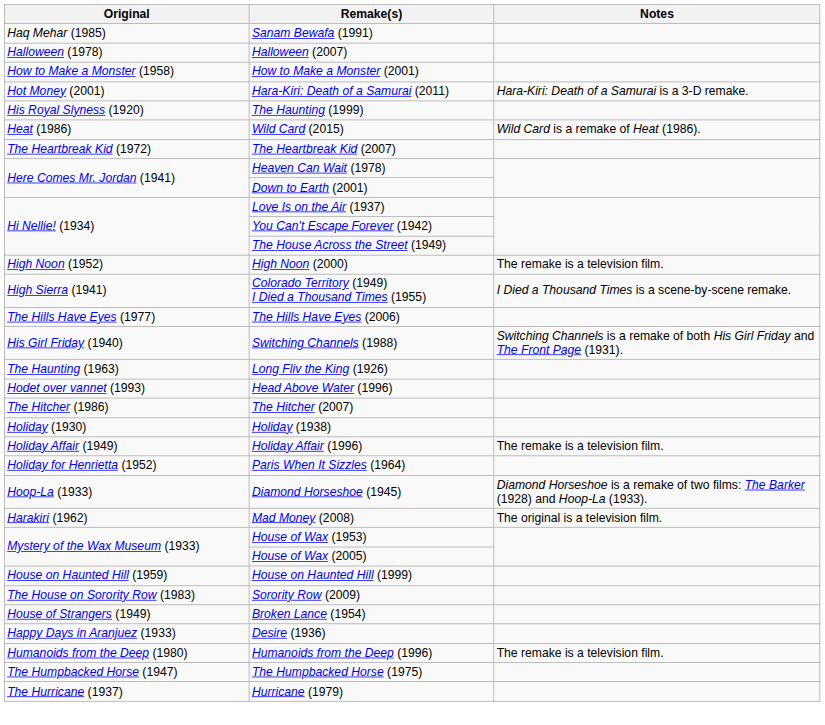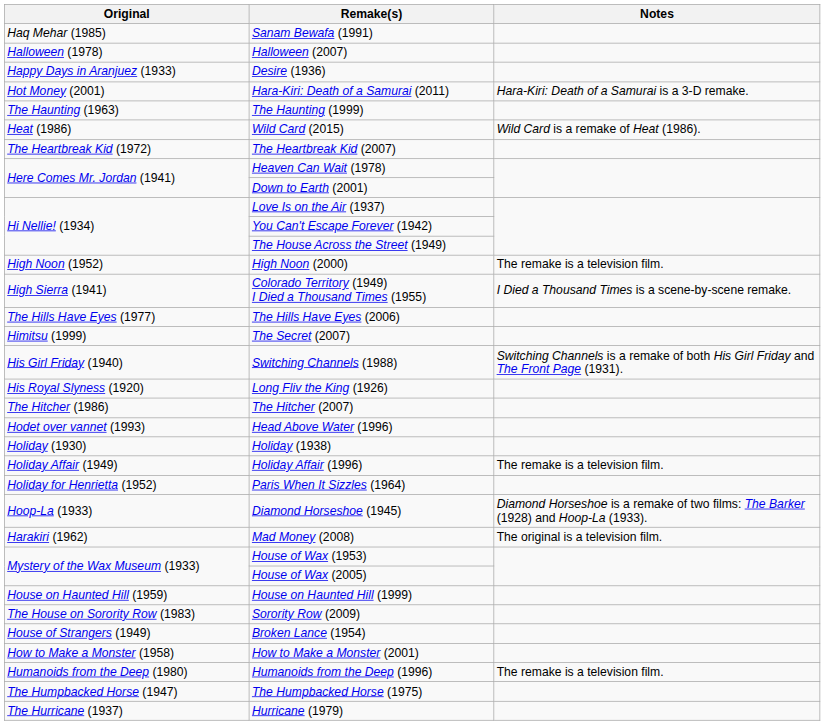rows swapped: (289, 633) <-> (335, 71)
(75, 110) His Royal Slyness (1920) -> (63, 110) The Haunting (1963)
+ row: (301, 336)
(63, 369) The Haunting (1963) -> (75, 388) His Royal Slyness (1920)
rows swapped: (303, 407) <-> (322, 388)
